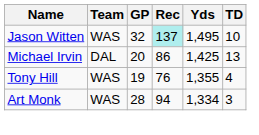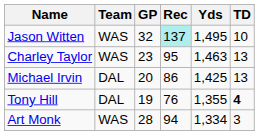+ row: (50, 57)
(105, 78) WAS -> (111, 99) DAL
(229, 78) normal -> (237, 99) bold
